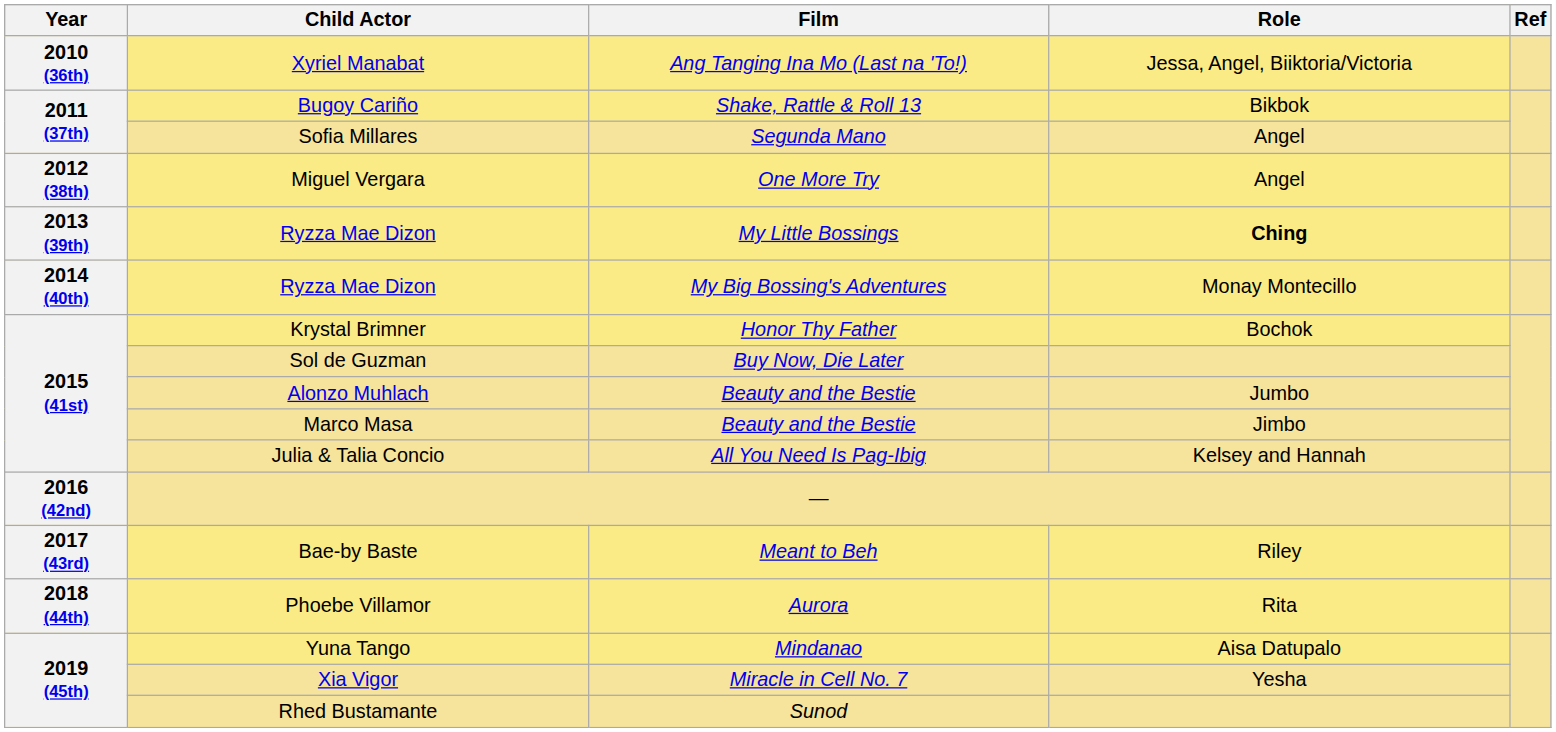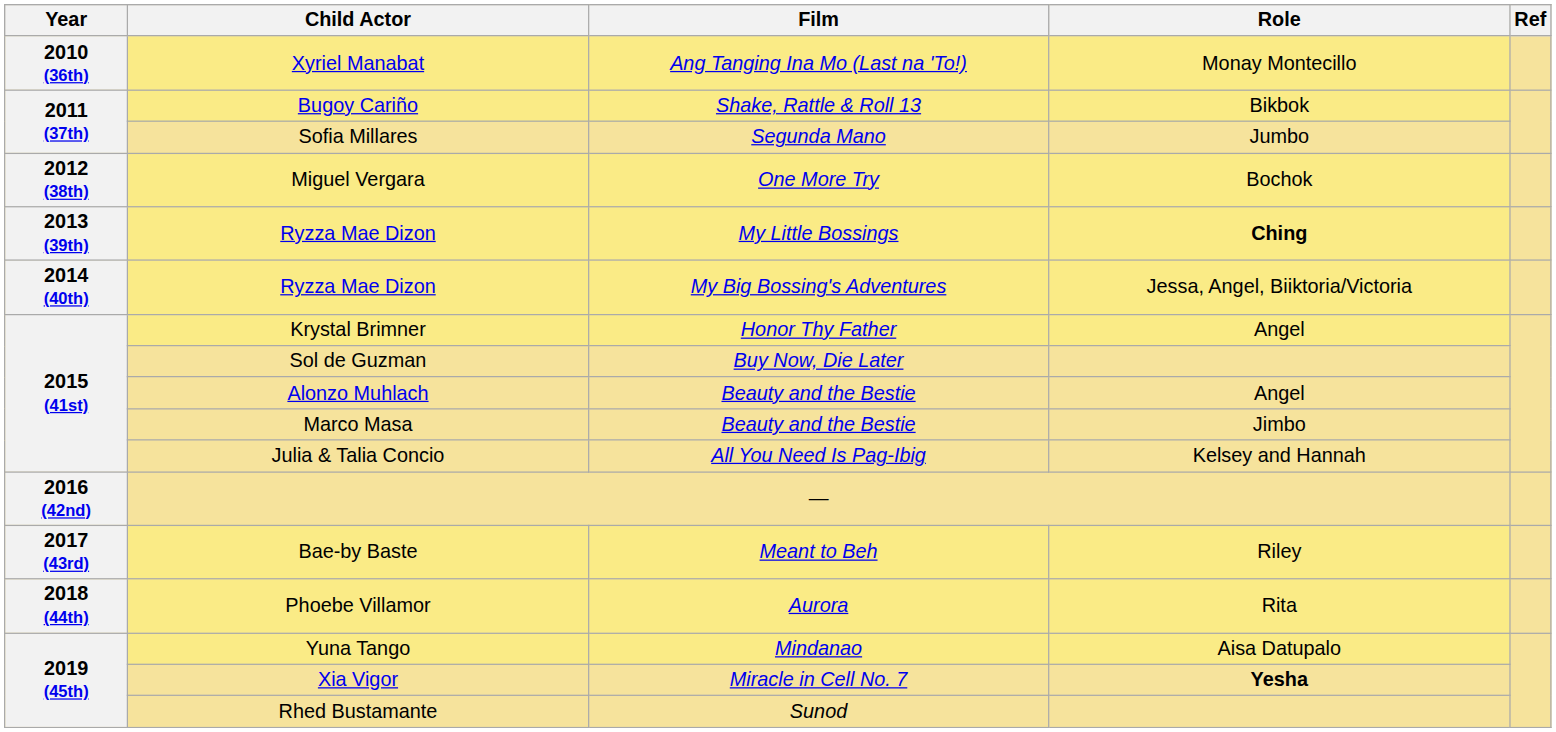(1279, 62) Jessa, Angel, Biiktoria/Victoria -> (1279, 62) Monay Montecillo
(1279, 136) Angel -> (1279, 136) Jumbo
(1279, 179) Angel -> (1279, 179) Bochok
(1279, 287) Monay Montecillo -> (1279, 287) Jessa, Angel, Biiktoria/Victoria
(1279, 329) Bochok -> (1279, 329) Angel
(1279, 392) Jumbo -> (1279, 392) Angel
(1279, 679) normal -> (1279, 679) bold
